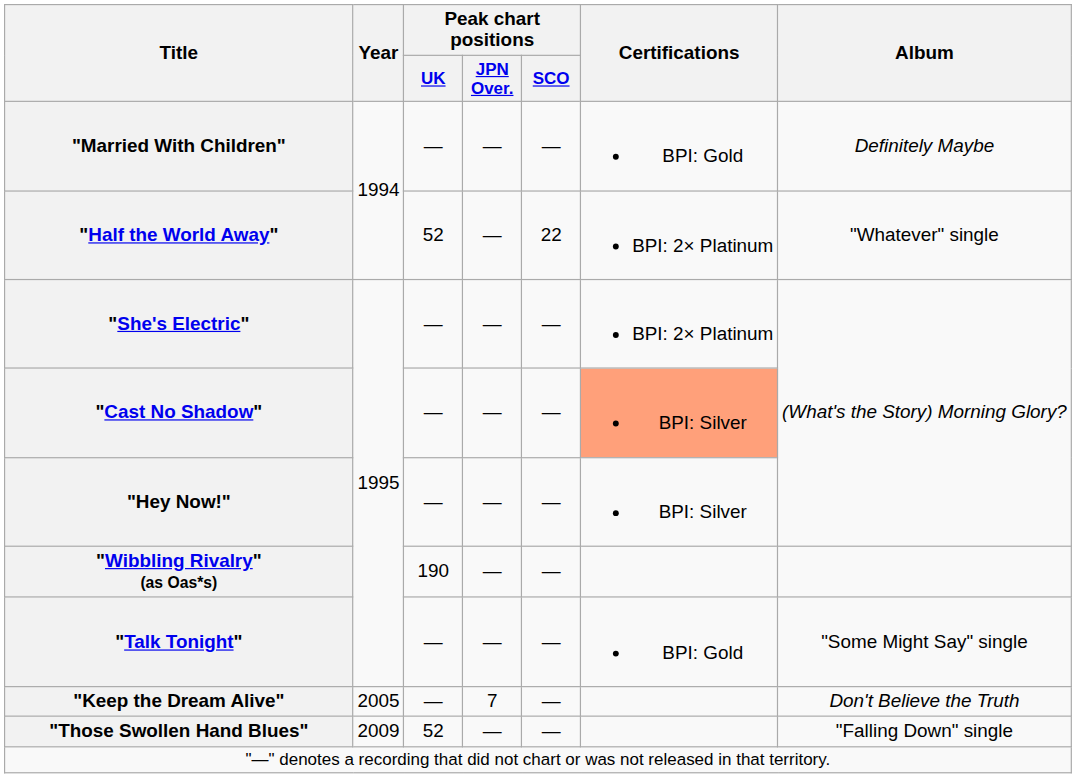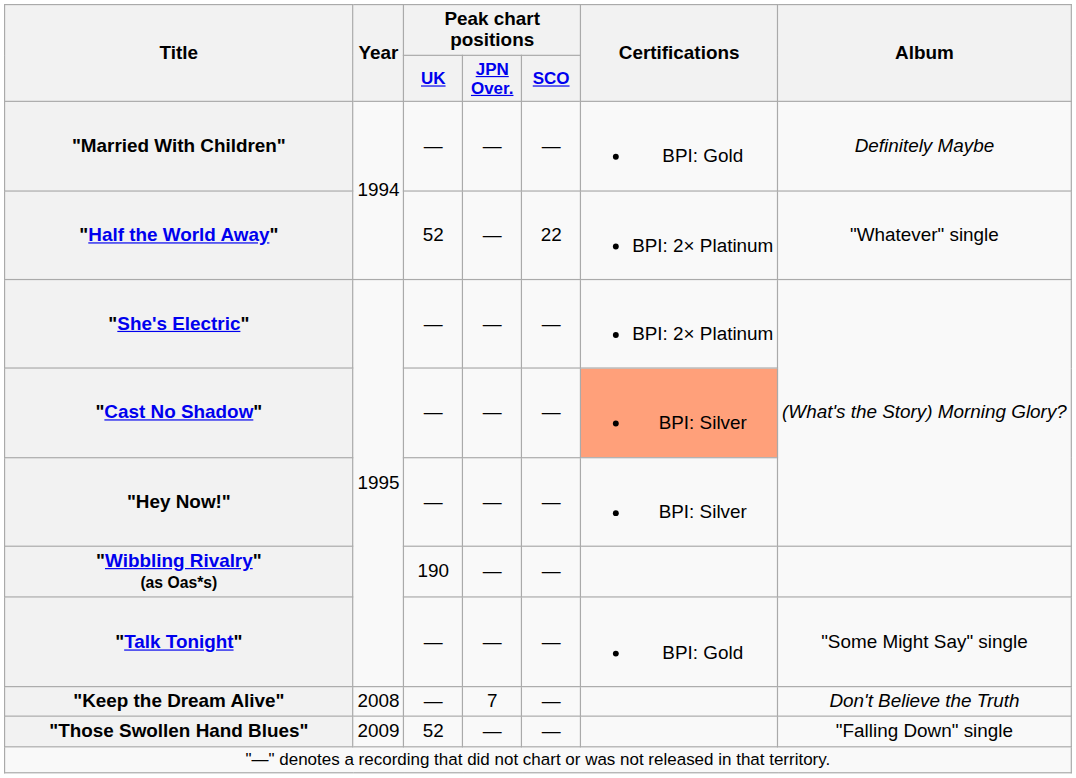(378, 701) 2005 -> (378, 701) 2008
